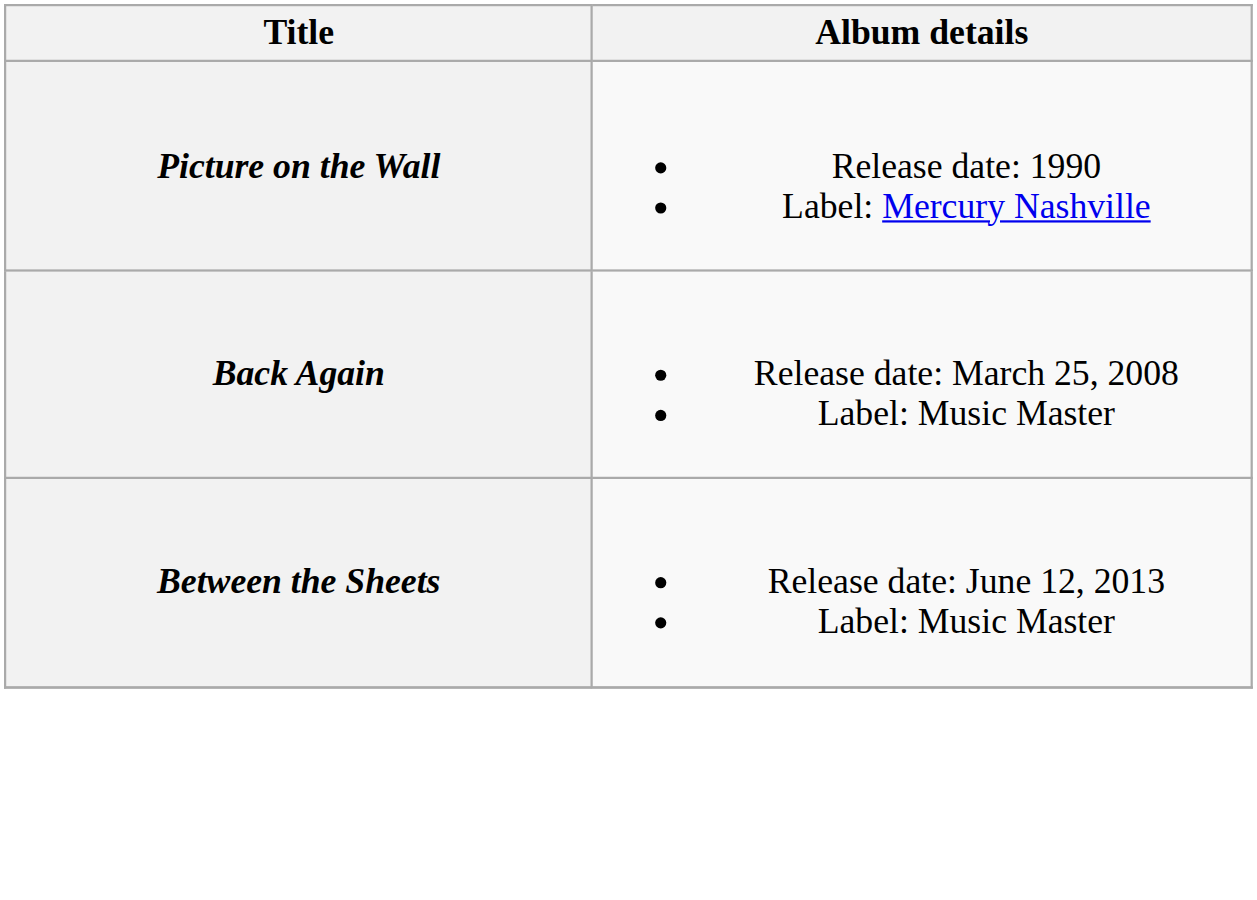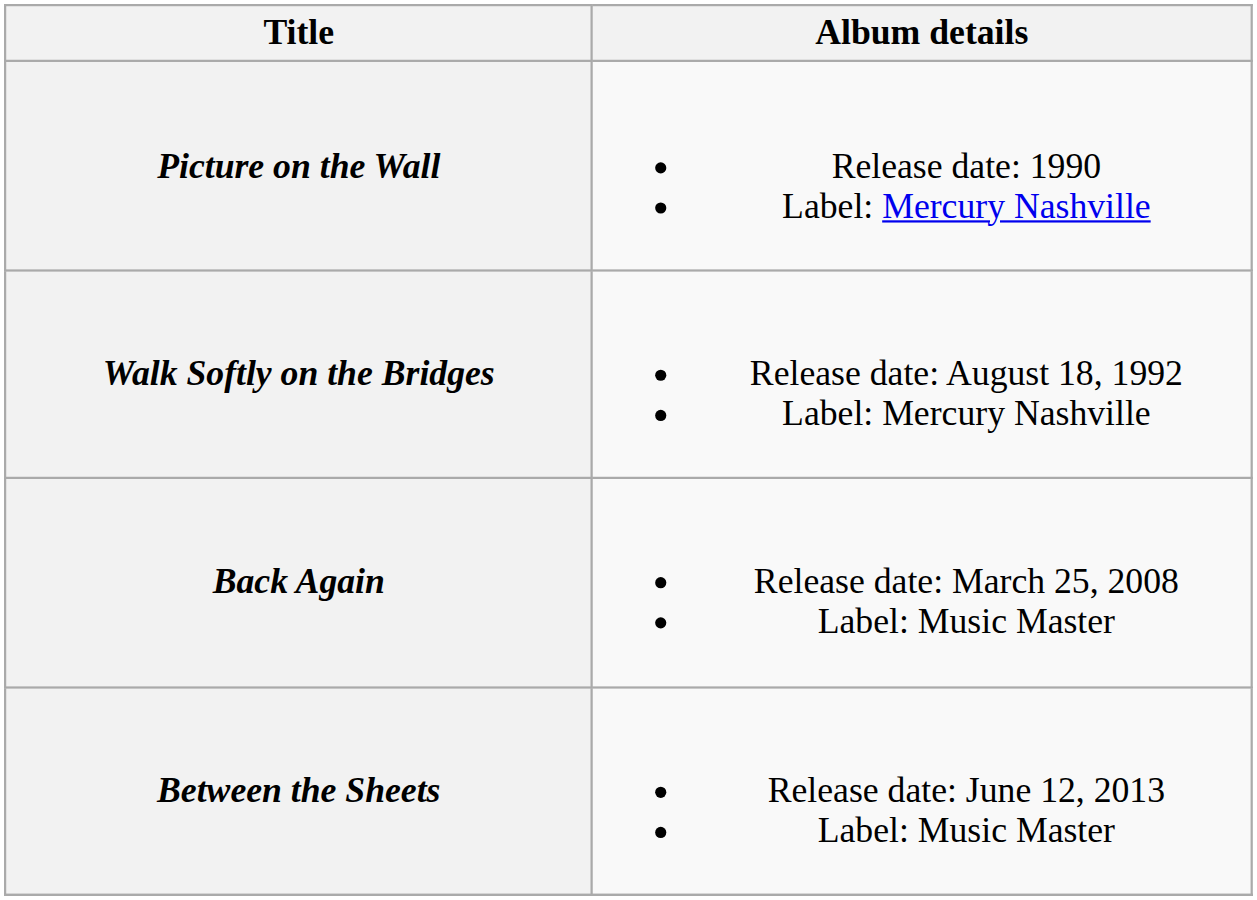+ row: (299, 373)
